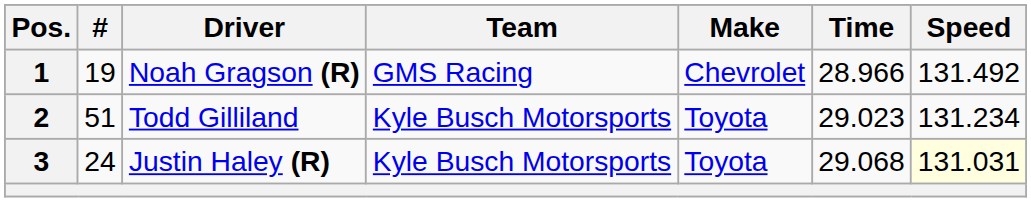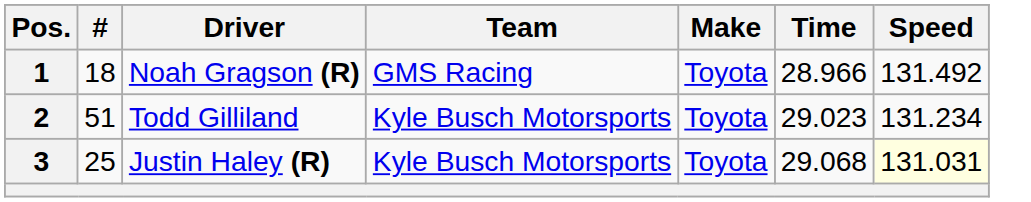(100, 72) 19 -> (100, 72) 18
(745, 72) Chevrolet -> (726, 72) Toyota
(100, 162) 24 -> (100, 162) 25
